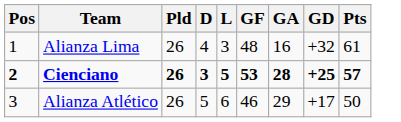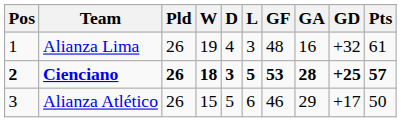+ column: (208, 18)
